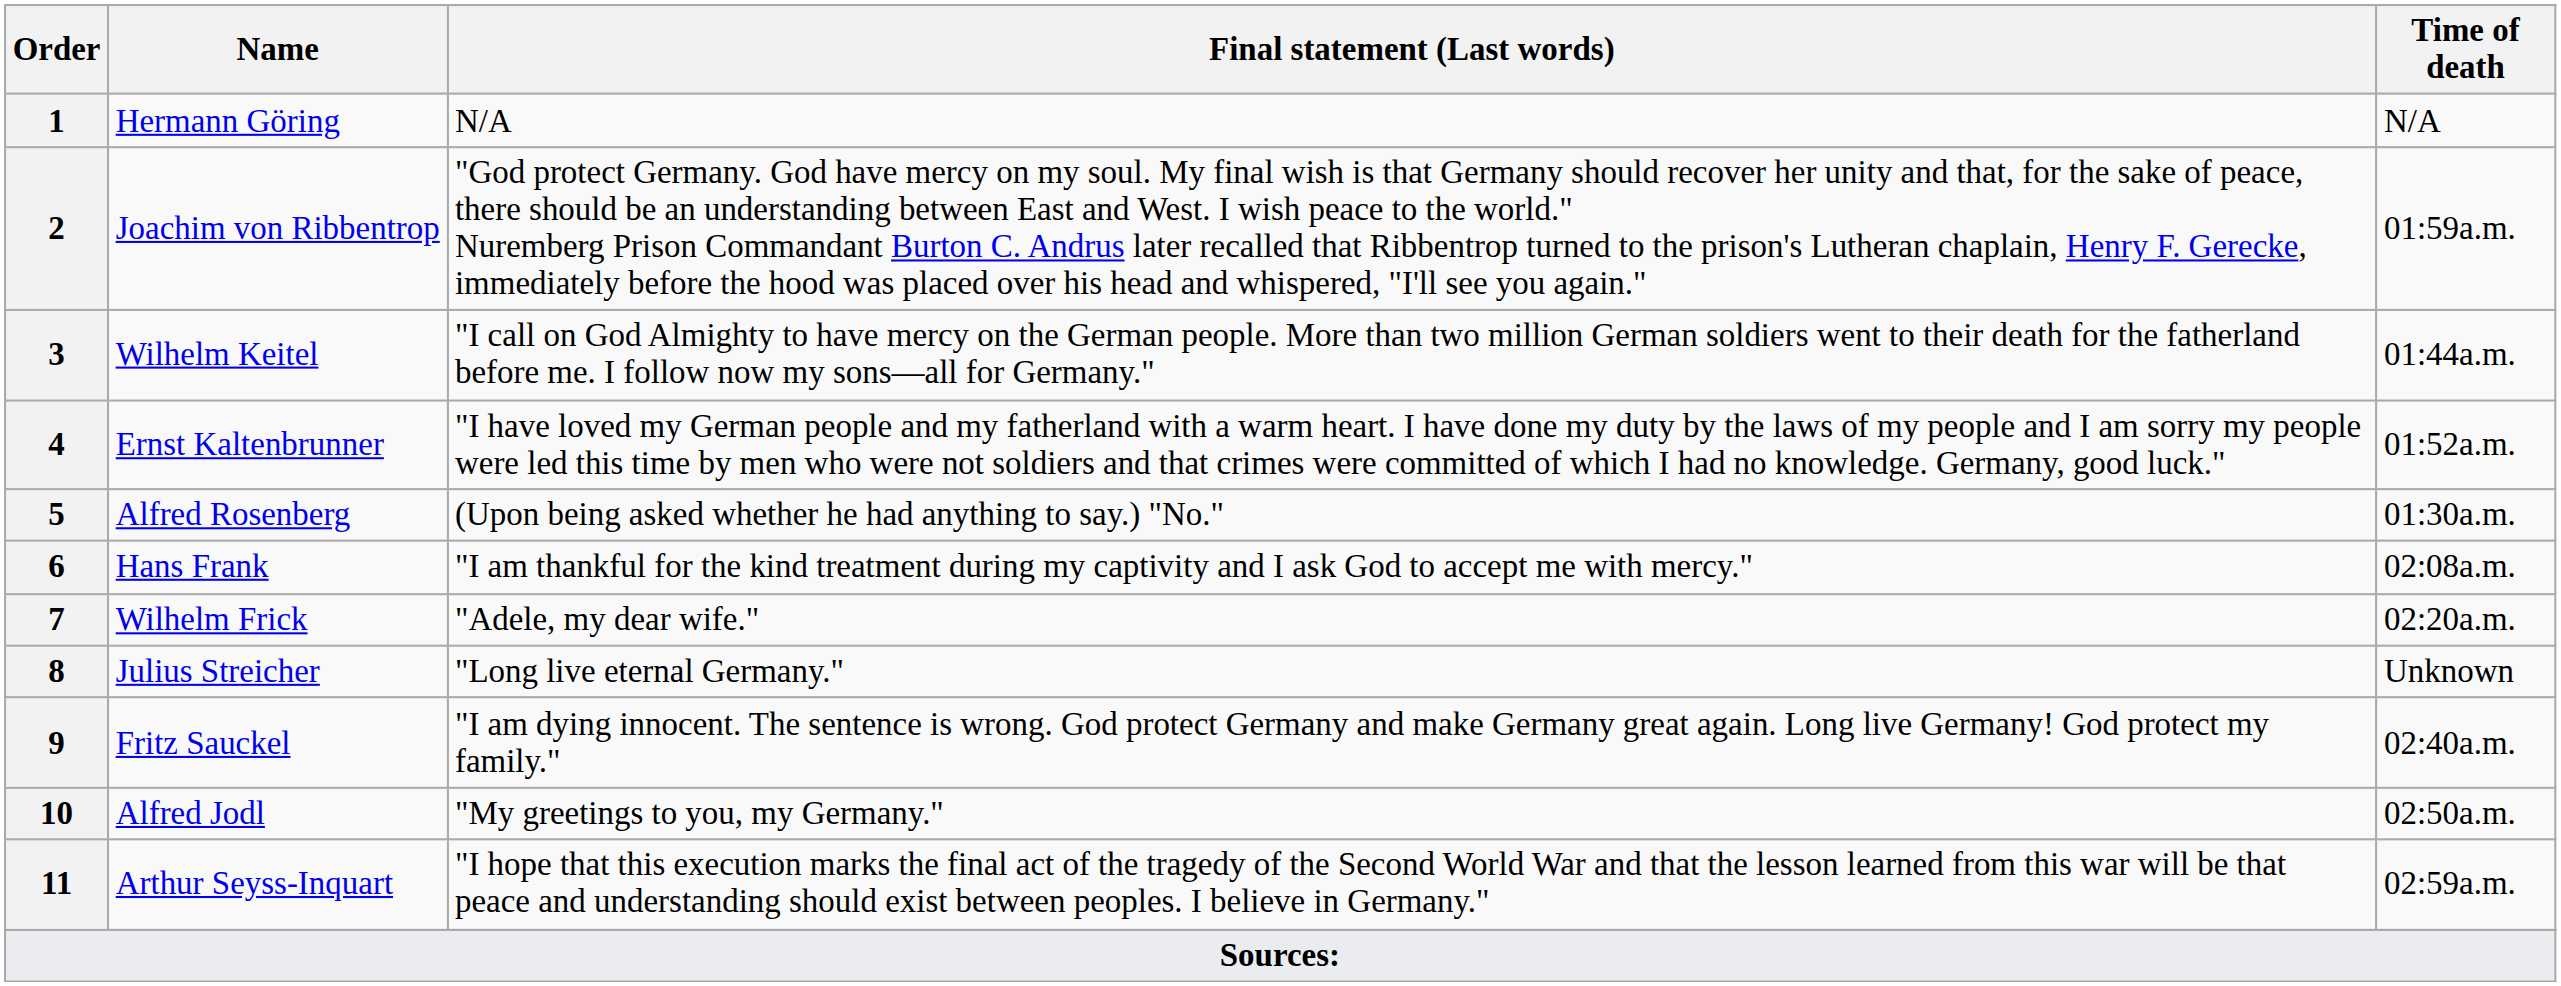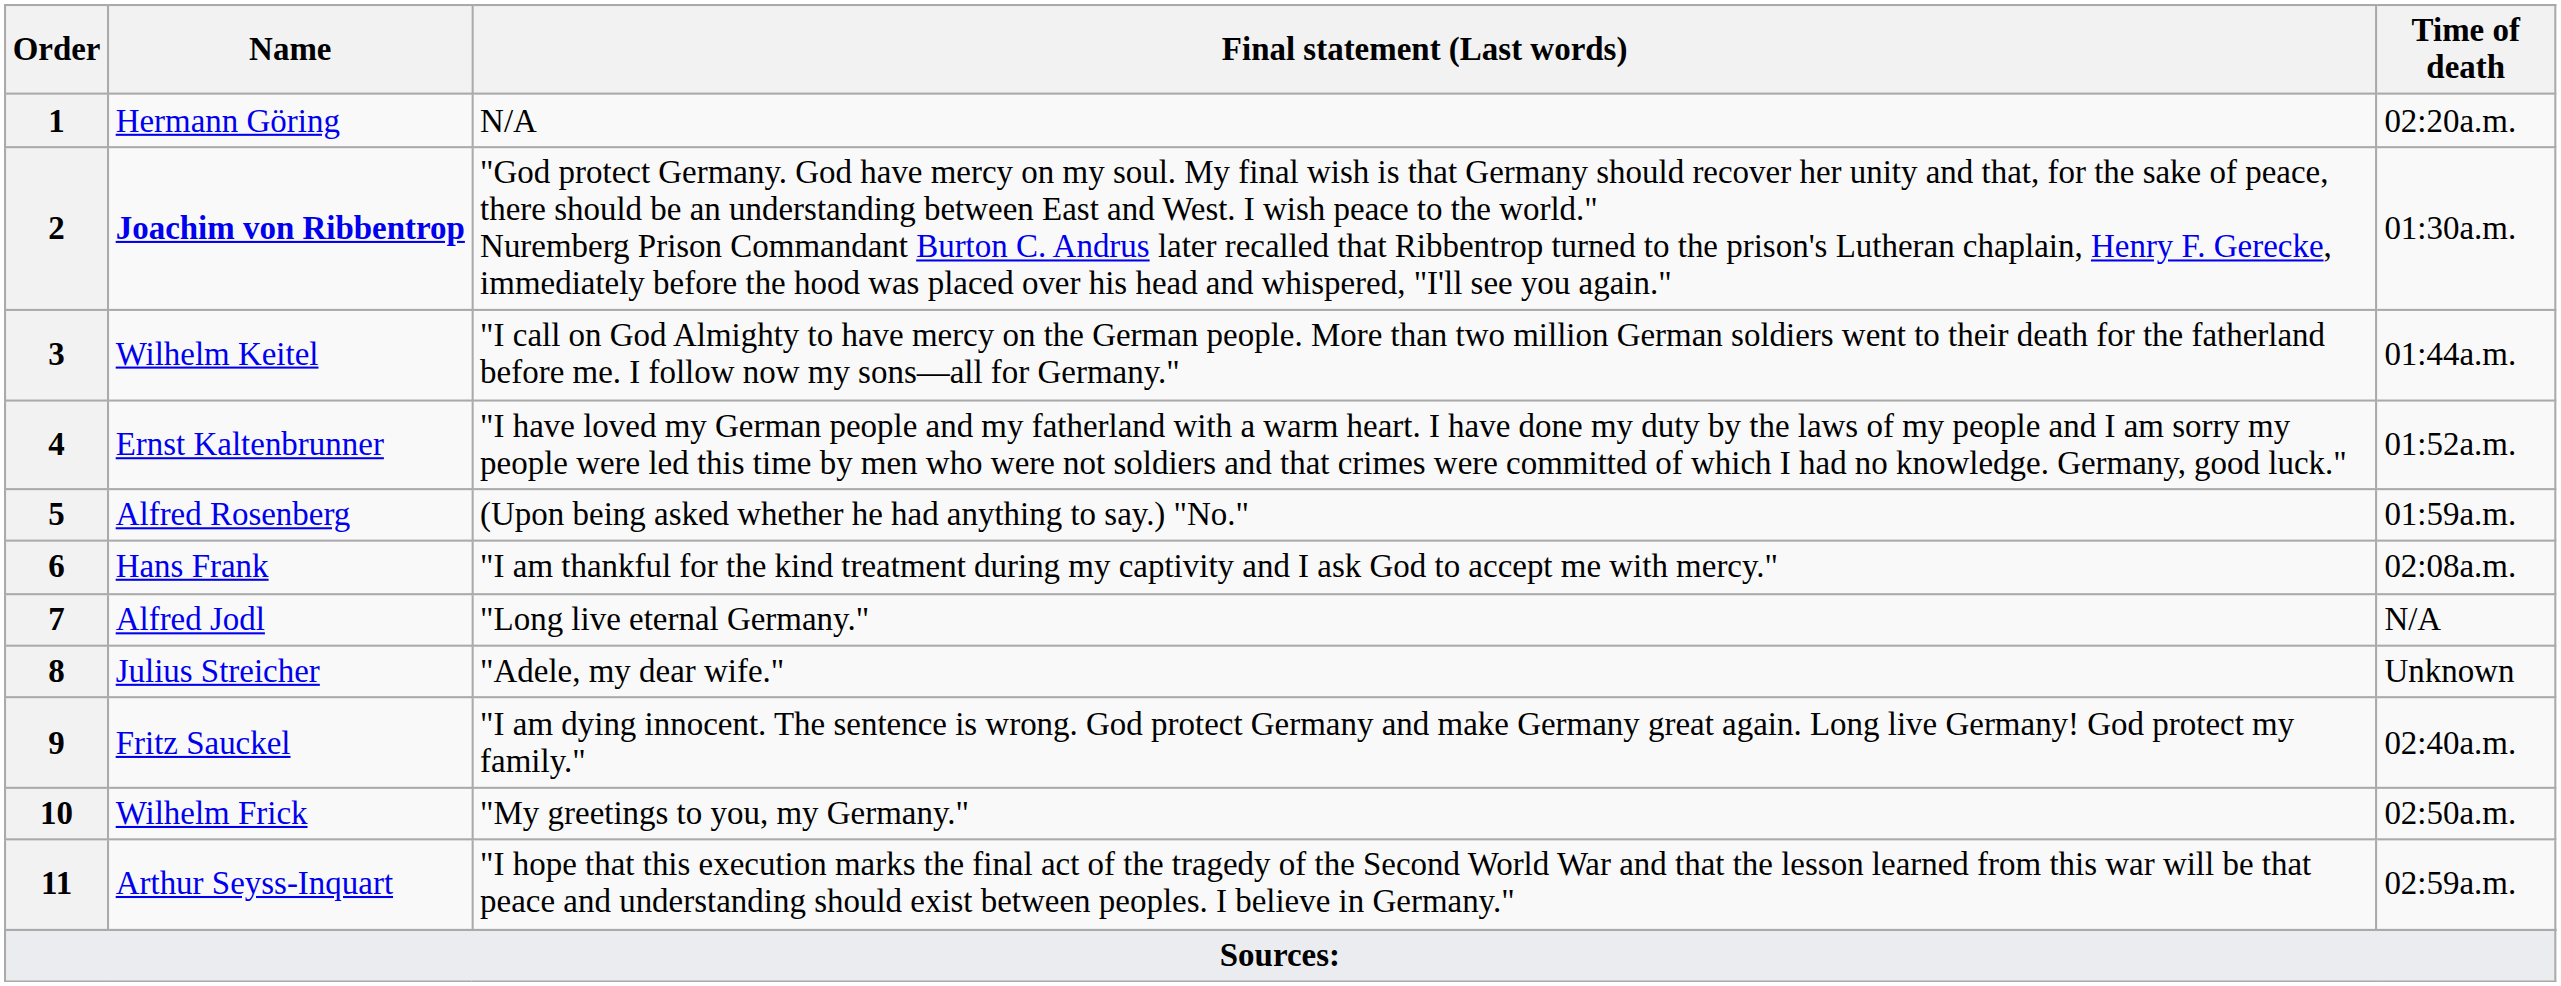(2412, 119) N/A -> (2450, 119) 02:20a.m.
(278, 227) normal -> (290, 227) bold
(2450, 227) 01:59a.m. -> (2450, 227) 01:30a.m.
(2450, 514) 01:30a.m. -> (2450, 514) 01:59a.m.
(212, 619) Wilhelm Frick -> (190, 619) Alfred Jodl
(607, 619) "Adele, my dear wife." -> (675, 619) "Long live eternal Germany."
(2450, 619) 02:20a.m. -> (2413, 619) N/A
(649, 671) "Long live eternal Germany." -> (632, 671) "Adele, my dear wife."
(190, 812) Alfred Jodl -> (212, 812) Wilhelm Frick
